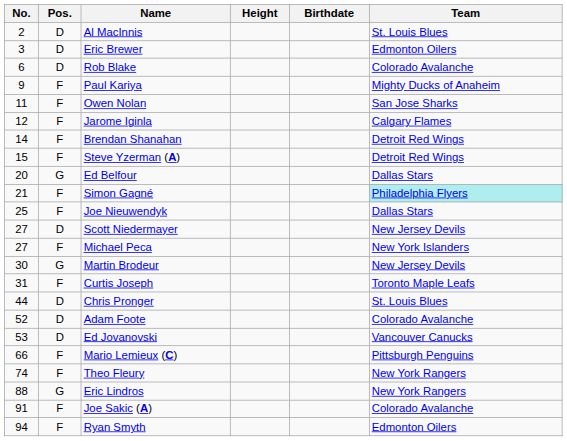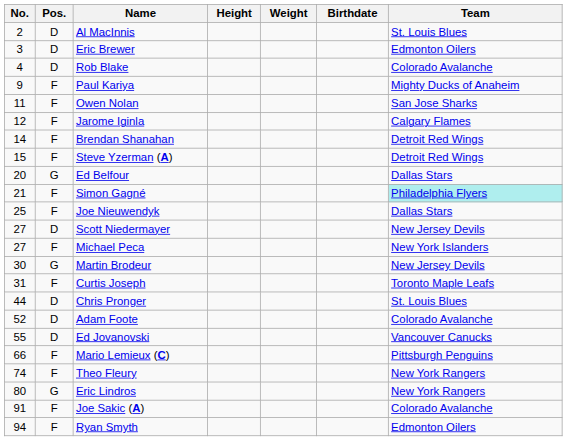+ column: (289, 14)
(21, 68) 6 -> (20, 68) 4
(21, 337) 53 -> (20, 337) 55
(21, 391) 88 -> (20, 391) 80
